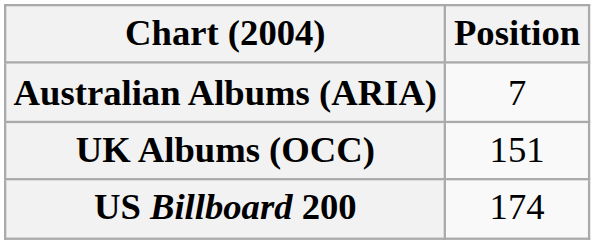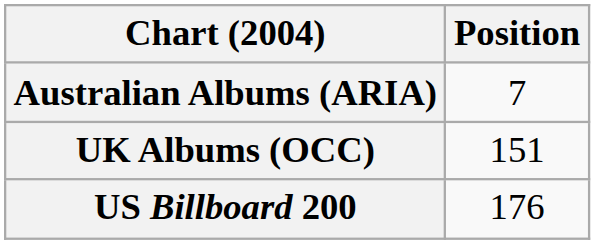(517, 207) 174 -> (517, 207) 176
